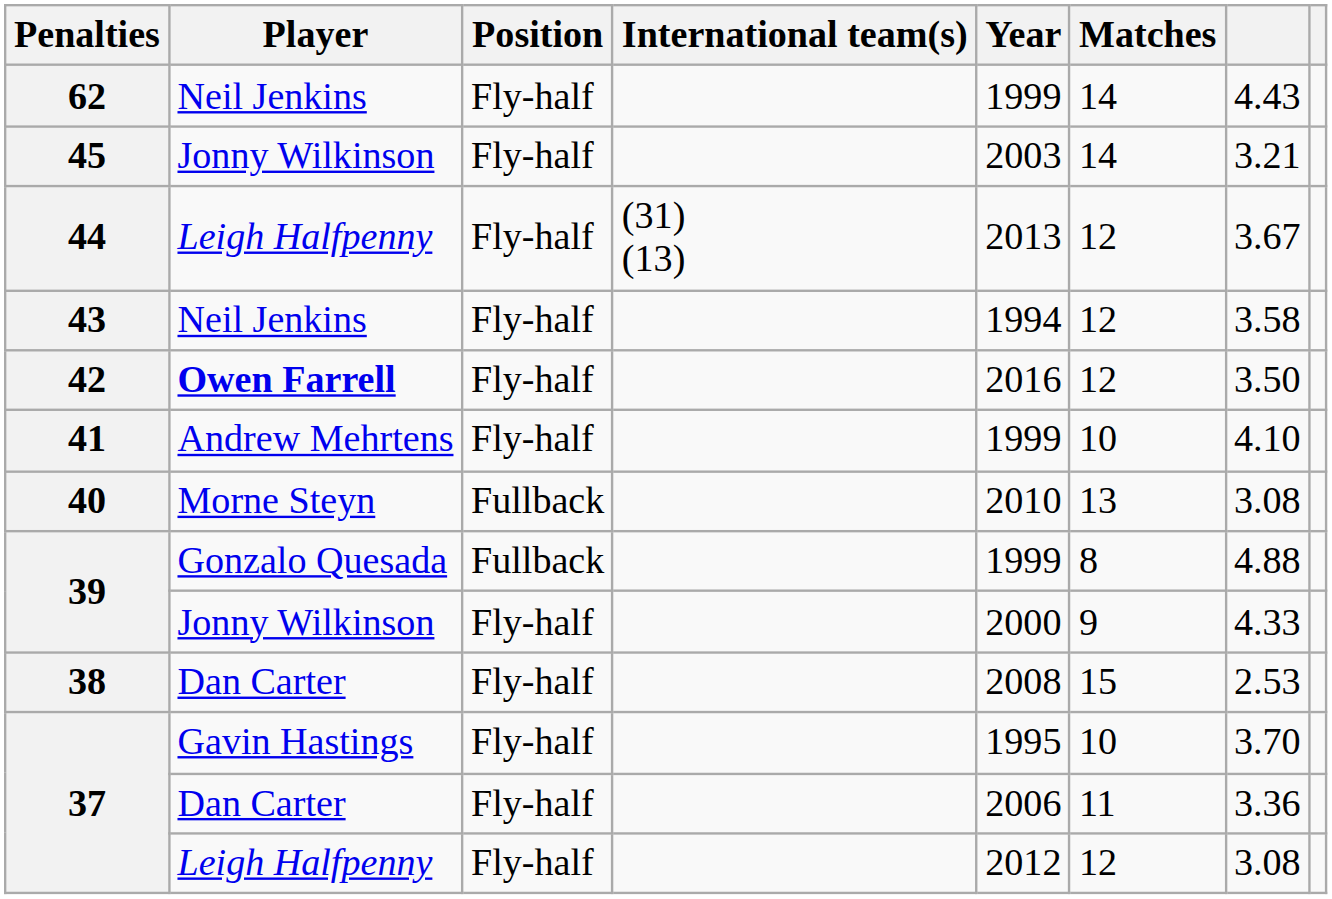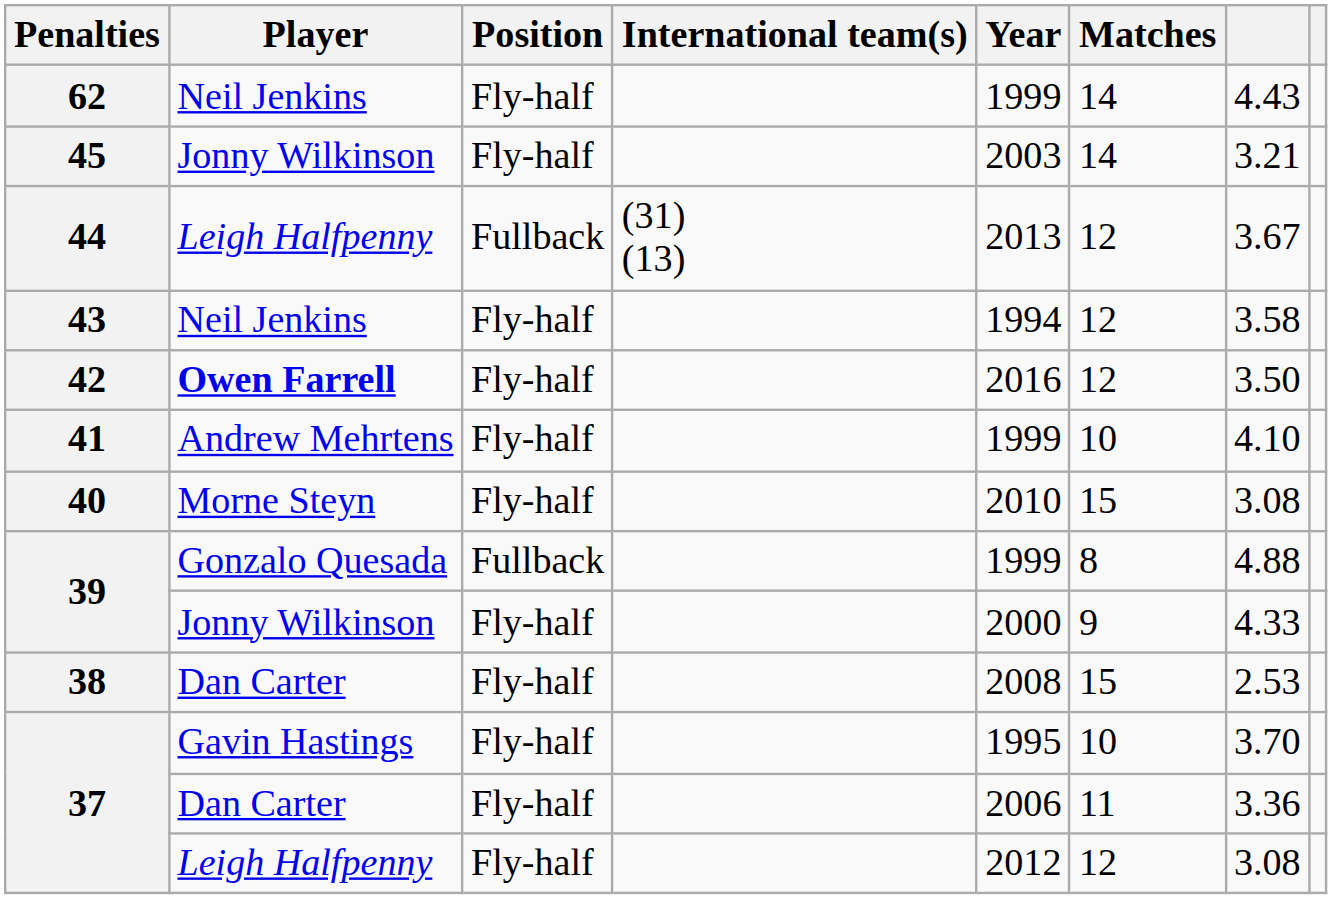(532, 237) Fly-half -> (538, 237) Fullback
(538, 500) Fullback -> (532, 500) Fly-half
(1098, 500) 13 -> (1098, 500) 15
